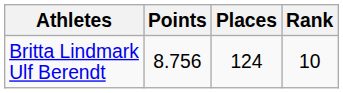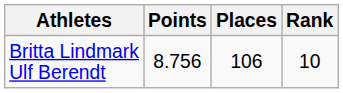(246, 62) 124 -> (246, 62) 106
